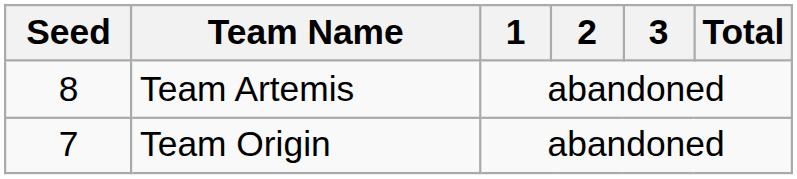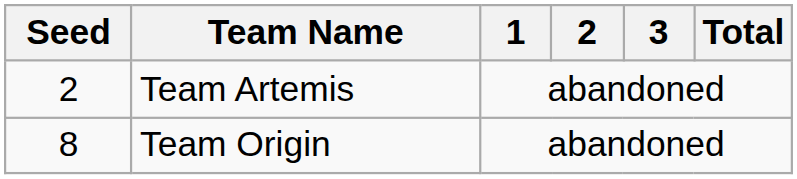(69, 88) 8 -> (69, 88) 2
(69, 144) 7 -> (69, 144) 8
